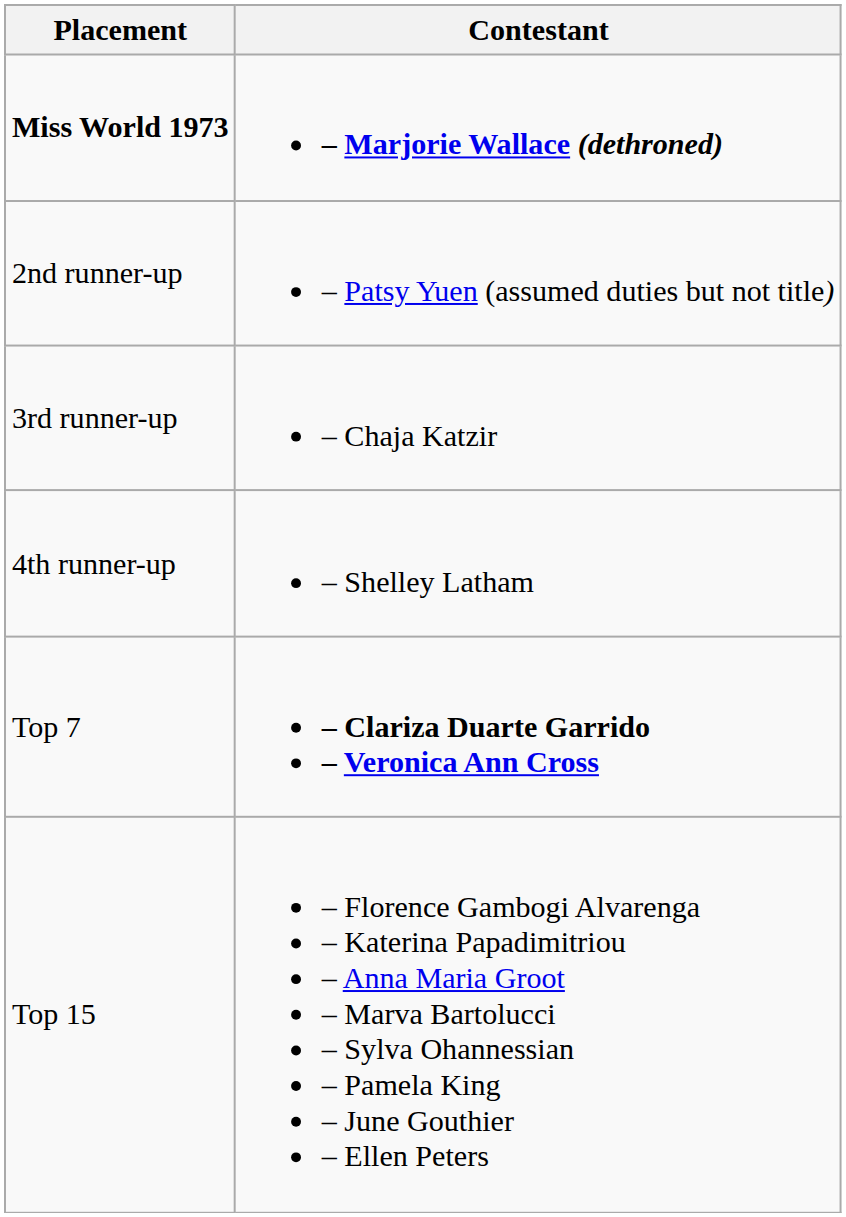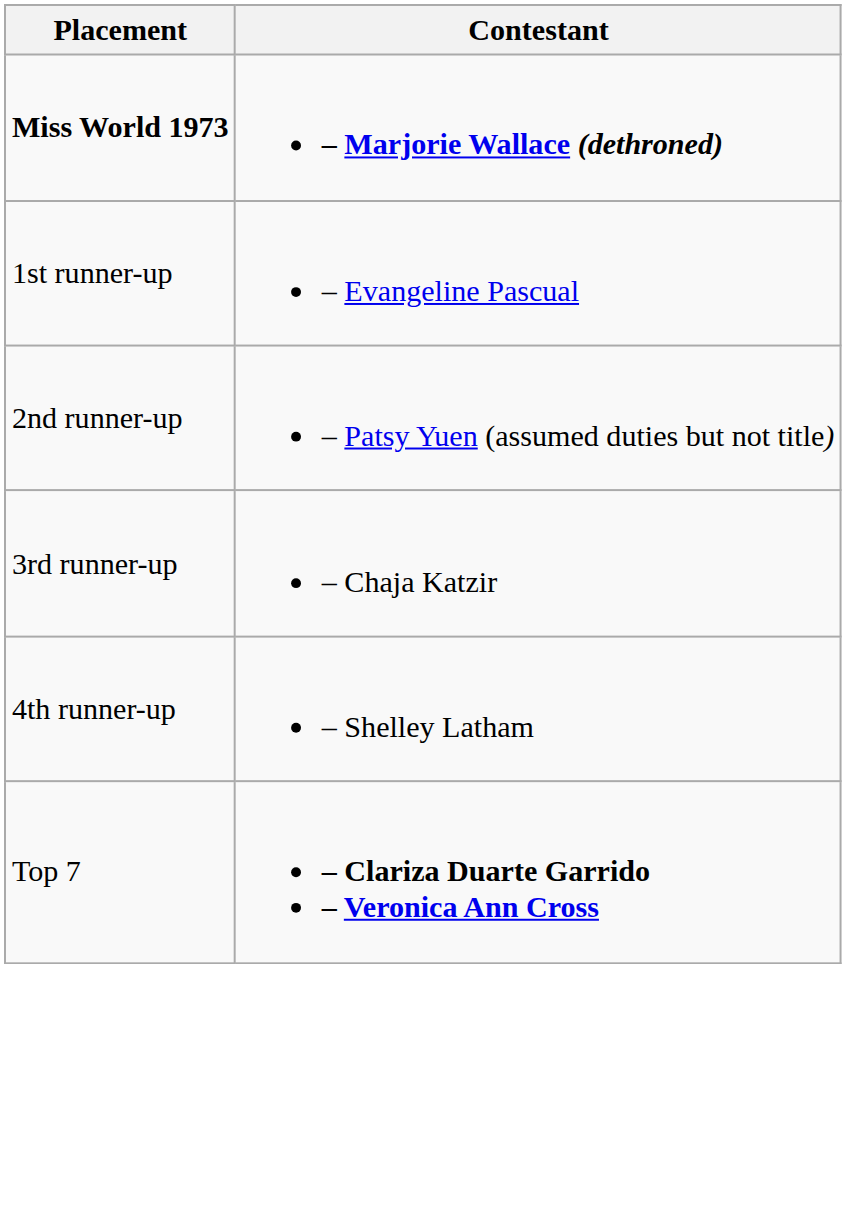+ row: (92, 272)
- row: (54, 1014)
